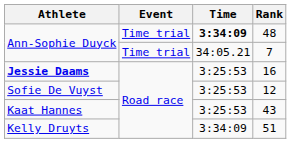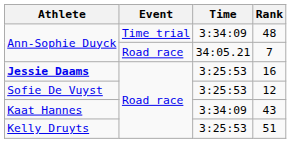(223, 33) bold -> (223, 33) normal
(156, 52) Time trial -> (153, 52) Road race
(223, 109) 3:25:53 -> (223, 109) 3:34:09
(223, 128) 3:34:09 -> (223, 128) 3:25:53
